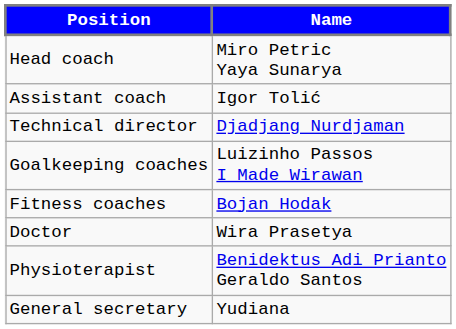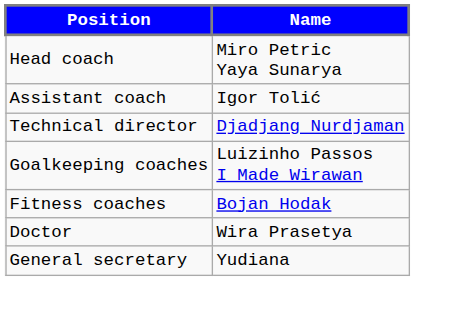- row: (83, 271)
